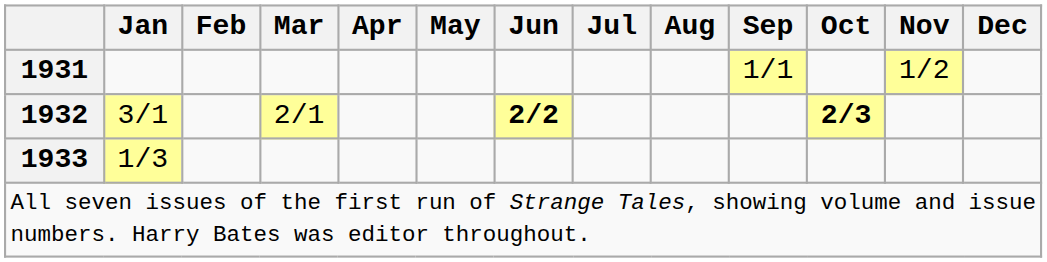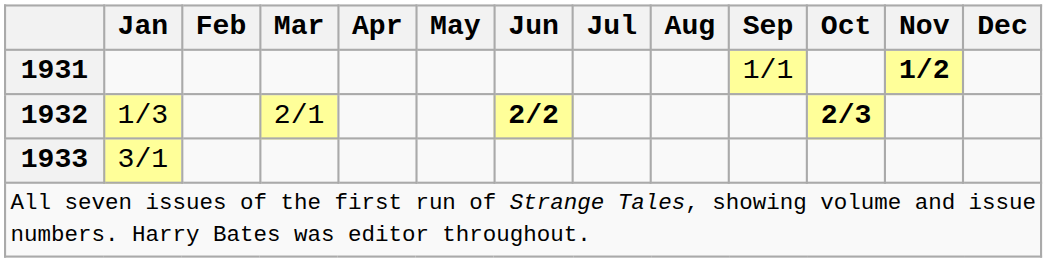(924, 71) normal -> (924, 71) bold
(143, 115) 3/1 -> (143, 115) 1/3
(143, 159) 1/3 -> (143, 159) 3/1
